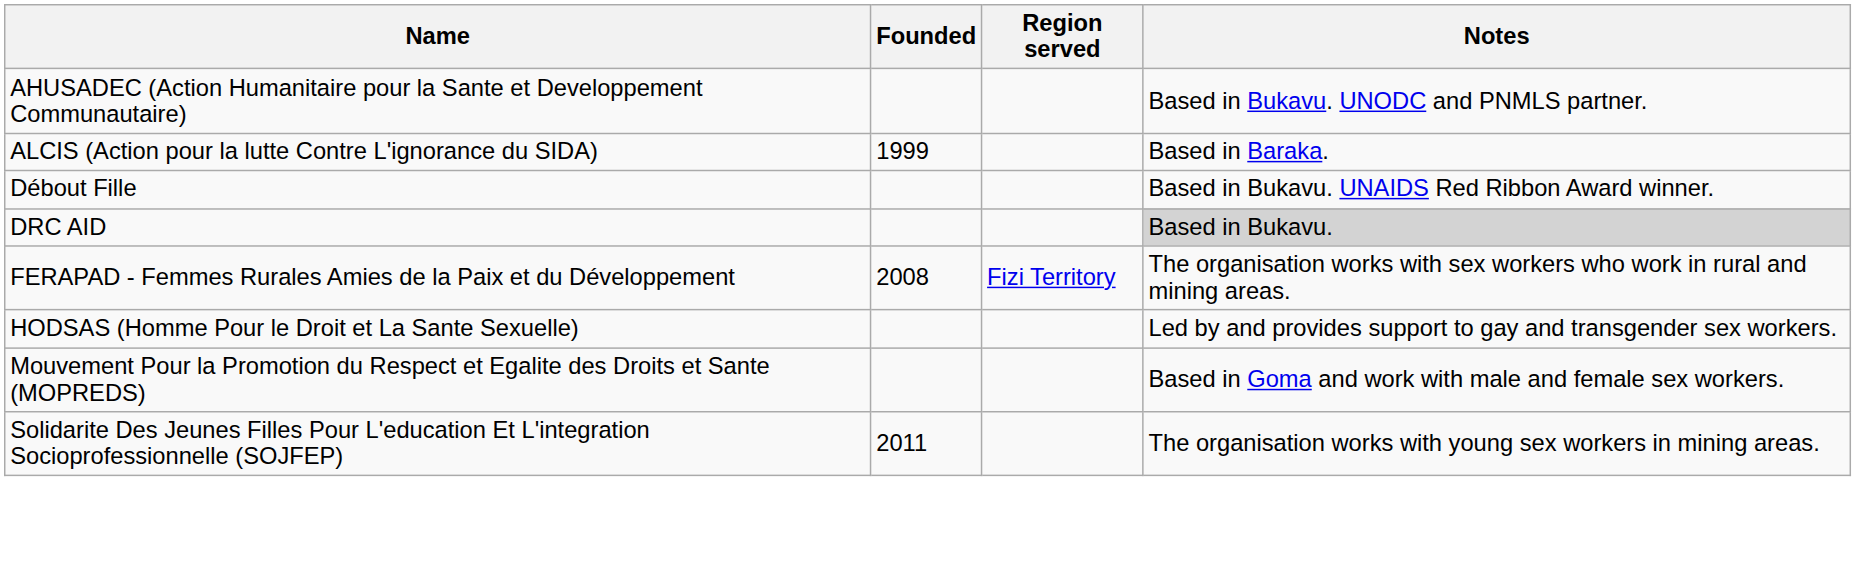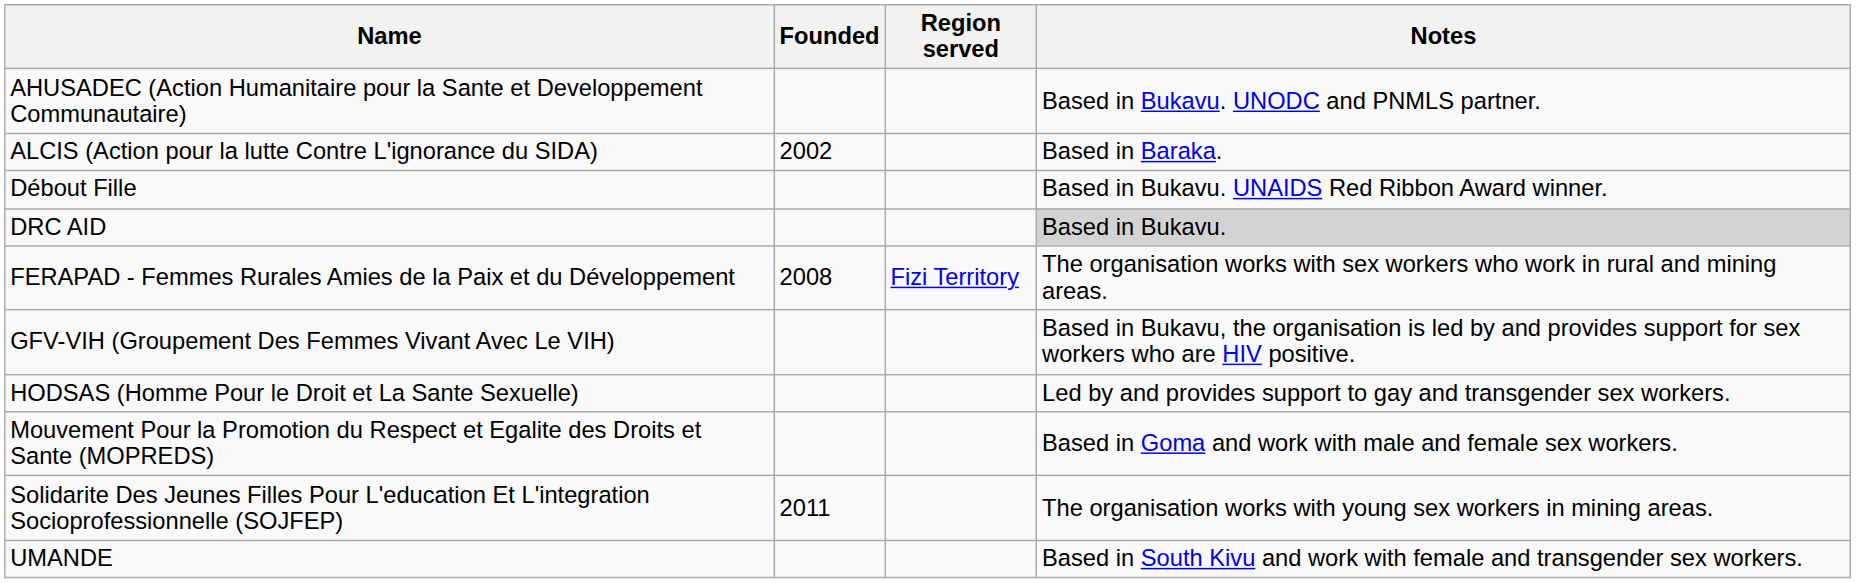(903, 151) 1999 -> (806, 151) 2002
+ row: (312, 341)
+ row: (62, 558)
